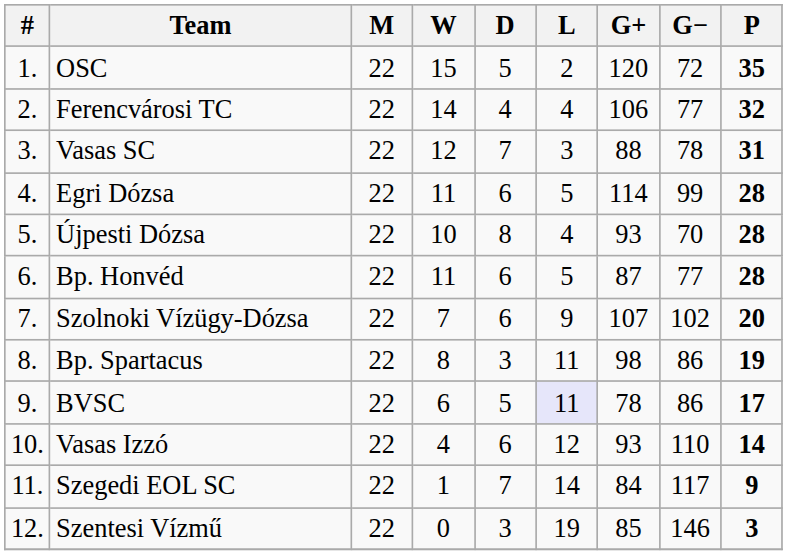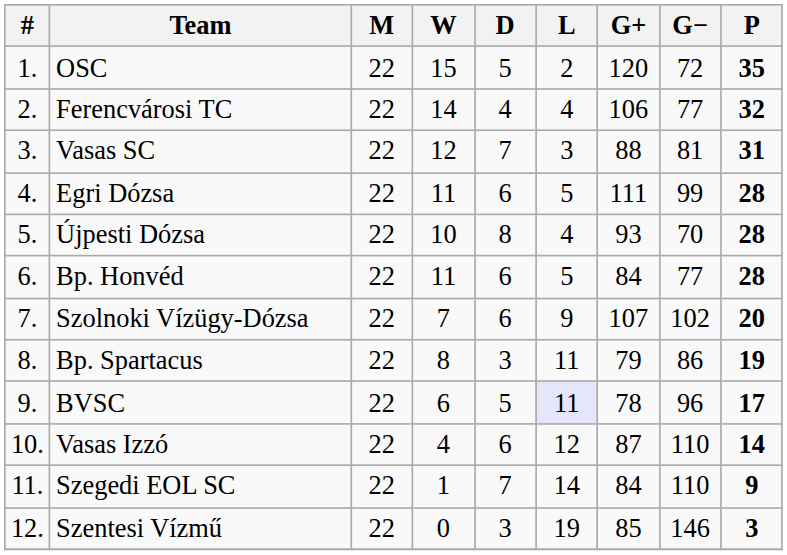(690, 151) 78 -> (690, 151) 81
(628, 192) 114 -> (628, 192) 111
(628, 276) 87 -> (628, 276) 84
(628, 360) 98 -> (628, 360) 79
(690, 402) 86 -> (690, 402) 96
(628, 444) 93 -> (628, 444) 87
(690, 485) 117 -> (690, 485) 110
